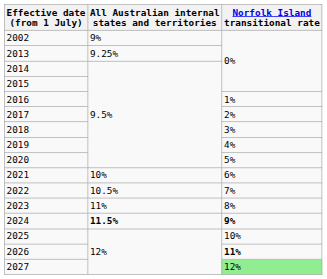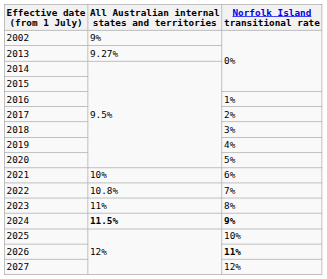(104, 53) 9.25% -> (104, 53) 9.27%
(104, 191) 10.5% -> (104, 191) 10.8%
(232, 267) lightgreen background -> (232, 267) no background
